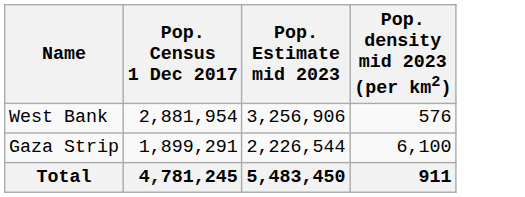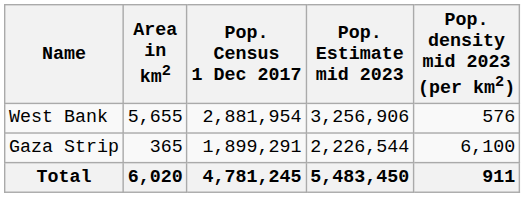+ column: (155, 54)
